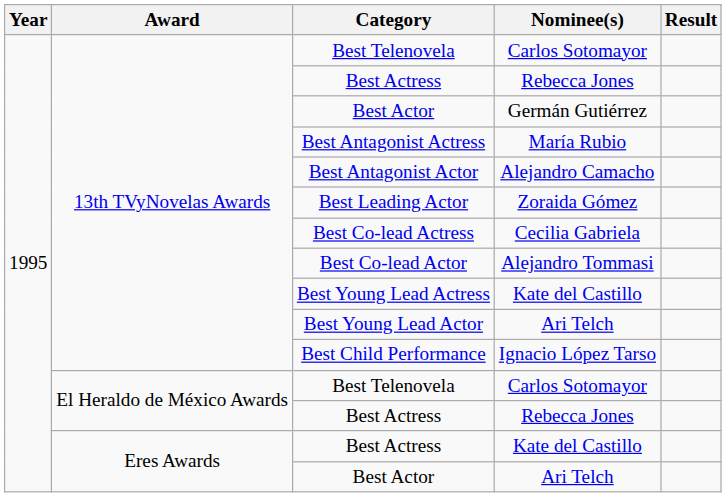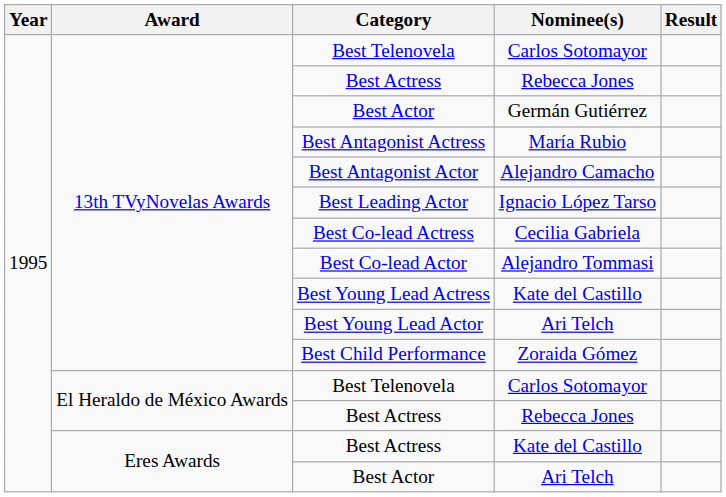(577, 202) Zoraida Gómez -> (577, 202) Ignacio López Tarso
(577, 354) Ignacio López Tarso -> (577, 354) Zoraida Gómez
